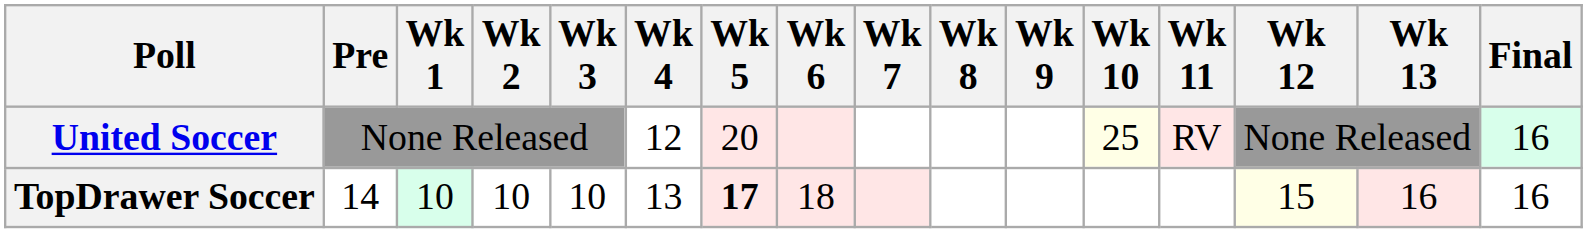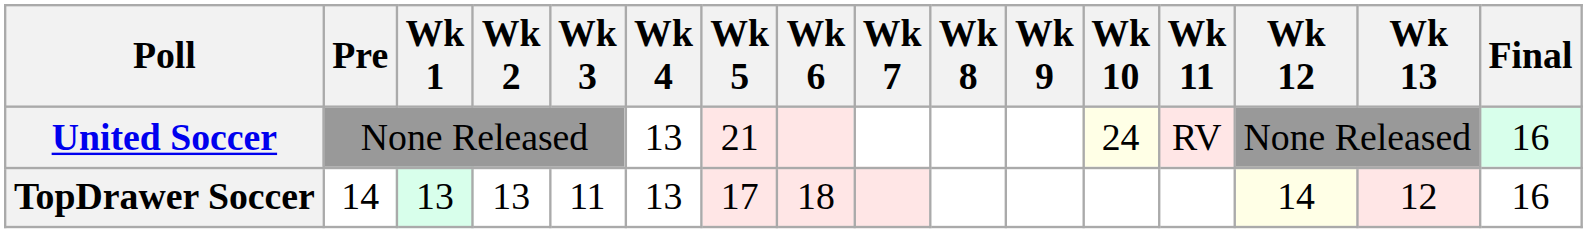(664, 136) 12 -> (664, 136) 13
(740, 136) 20 -> (740, 136) 21
(1121, 136) 25 -> (1121, 136) 24
(435, 196) 10 -> (435, 196) 13
(511, 196) 10 -> (511, 196) 13
(587, 196) 10 -> (587, 196) 11
(740, 196) bold -> (740, 196) normal
(1296, 196) 15 -> (1296, 196) 14
(1419, 196) 16 -> (1419, 196) 12
